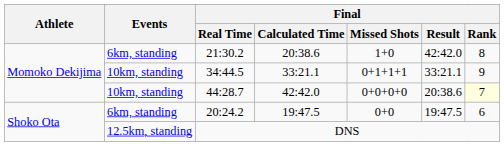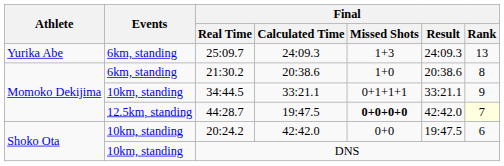+ row: (225, 53)
(443, 53) 42:42.0 -> (443, 72) 20:38.6
(145, 92) 10km, standing -> (150, 111) 12.5km, standing
(301, 92) 42:42.0 -> (301, 111) 19:47.5
(384, 92) normal -> (384, 111) bold
(443, 92) 20:38.6 -> (443, 111) 42:42.0
(142, 111) 6km, standing -> (145, 131) 10km, standing
(301, 111) 19:47.5 -> (301, 131) 42:42.0
(150, 131) 12.5km, standing -> (145, 151) 10km, standing
